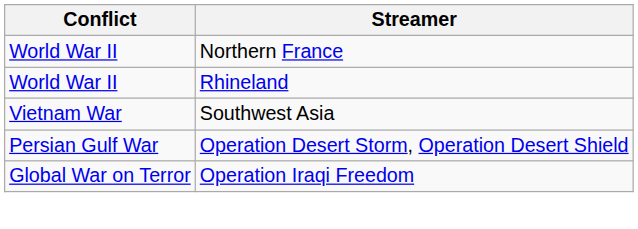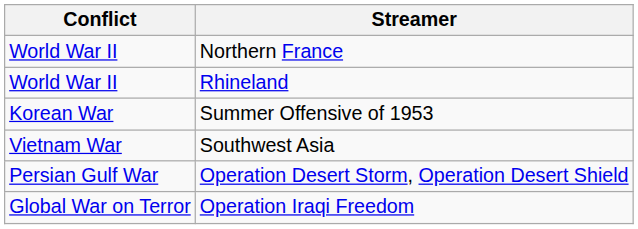+ row: (317, 113)
